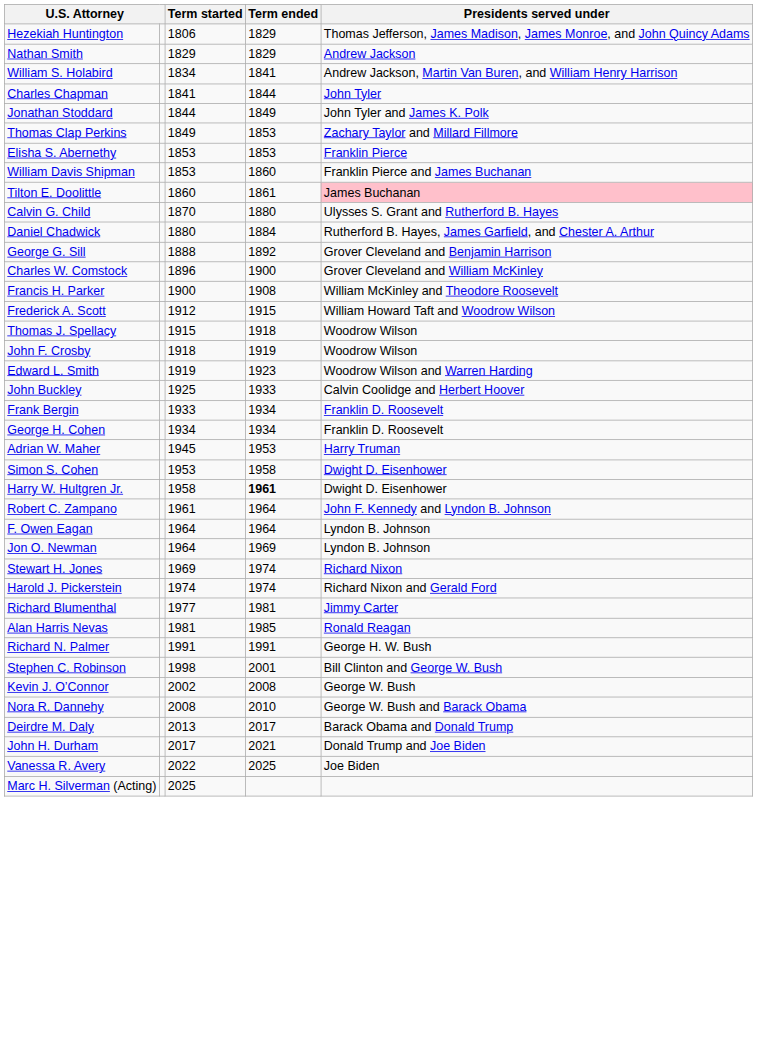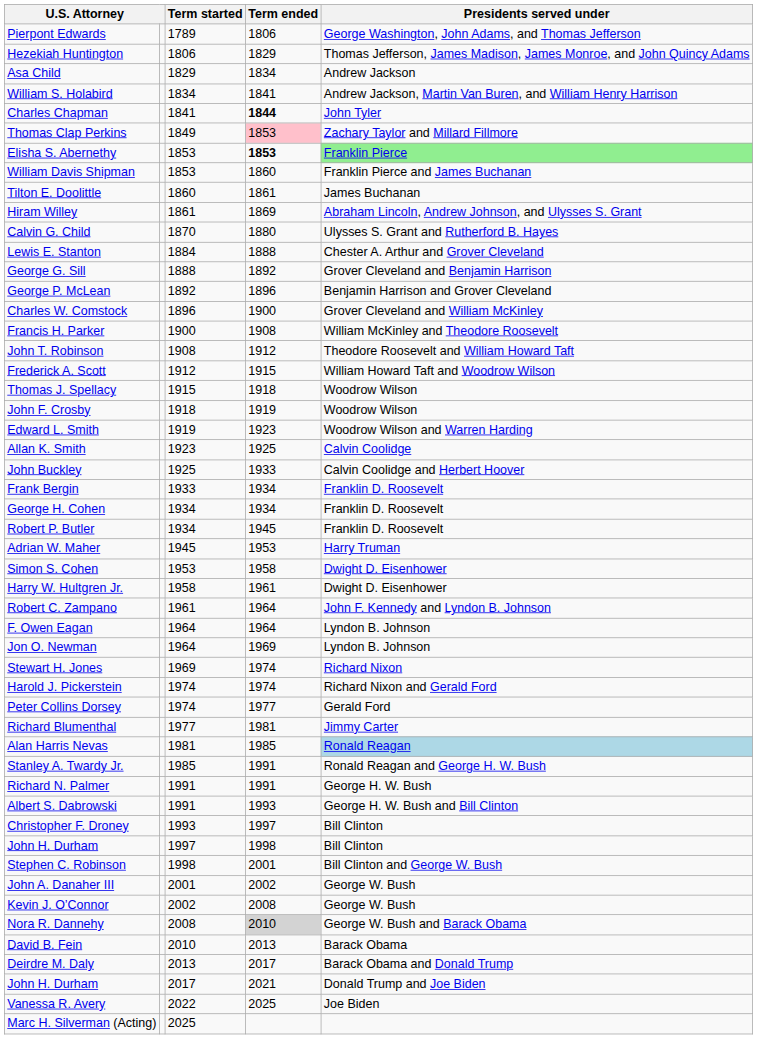+ row: (57, 34)
- row: (45, 53)
+ row: (34, 73)
(262, 93) normal -> (262, 113) bold
- row: (60, 113)
(262, 133) no background -> (262, 133) pink background
(262, 152) normal -> (262, 152) bold
(365, 152) no background -> (365, 152) lightgreen background
(372, 192) pink background -> (372, 192) no background
+ row: (42, 212)
- row: (54, 232)
+ row: (54, 251)
+ row: (59, 291)
+ row: (55, 350)
+ row: (46, 449)
+ row: (51, 529)
(262, 489) bold -> (262, 588) normal
+ row: (64, 707)
(367, 627) no background -> (367, 746) lightblue background
+ row: (65, 766)
+ row: (62, 806)
+ row: (68, 825)
+ row: (53, 845)
+ row: (61, 885)
(262, 707) no background -> (262, 924) lightgrey background
+ row: (45, 944)
